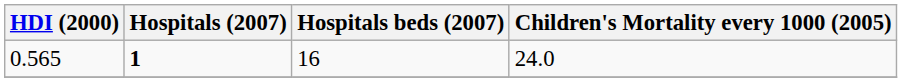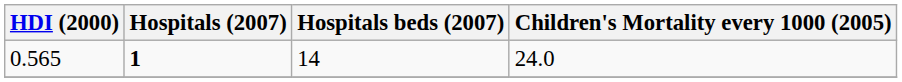(309, 58) 16 -> (309, 58) 14
